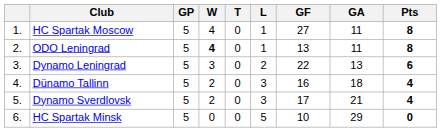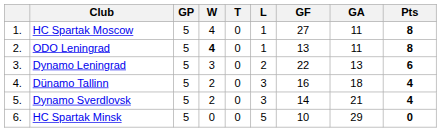(303, 100) 17 -> (303, 100) 14
